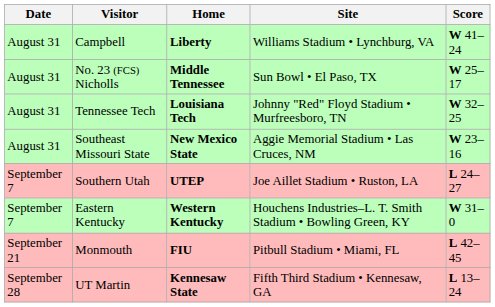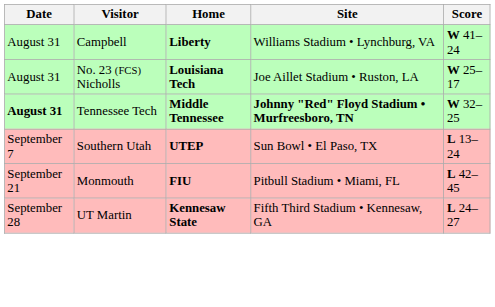(197, 76) Middle Tennessee -> (196, 76) Louisiana Tech
(315, 76) Sun Bowl • El Paso, TX -> (336, 76) Joe Aillet Stadium • Ruston, LA
(34, 111) normal -> (35, 111) bold
(197, 111) Louisiana Tech -> (196, 111) Middle Tennessee
(332, 111) normal -> (339, 111) bold
- row: (112, 146)
(336, 180) Joe Aillet Stadium • Ruston, LA -> (315, 146) Sun Bowl • El Paso, TX
(464, 180) L 24–27 -> (462, 146) L 13–24
- row: (100, 215)
(464, 285) L 13–24 -> (462, 215) L 24–27
